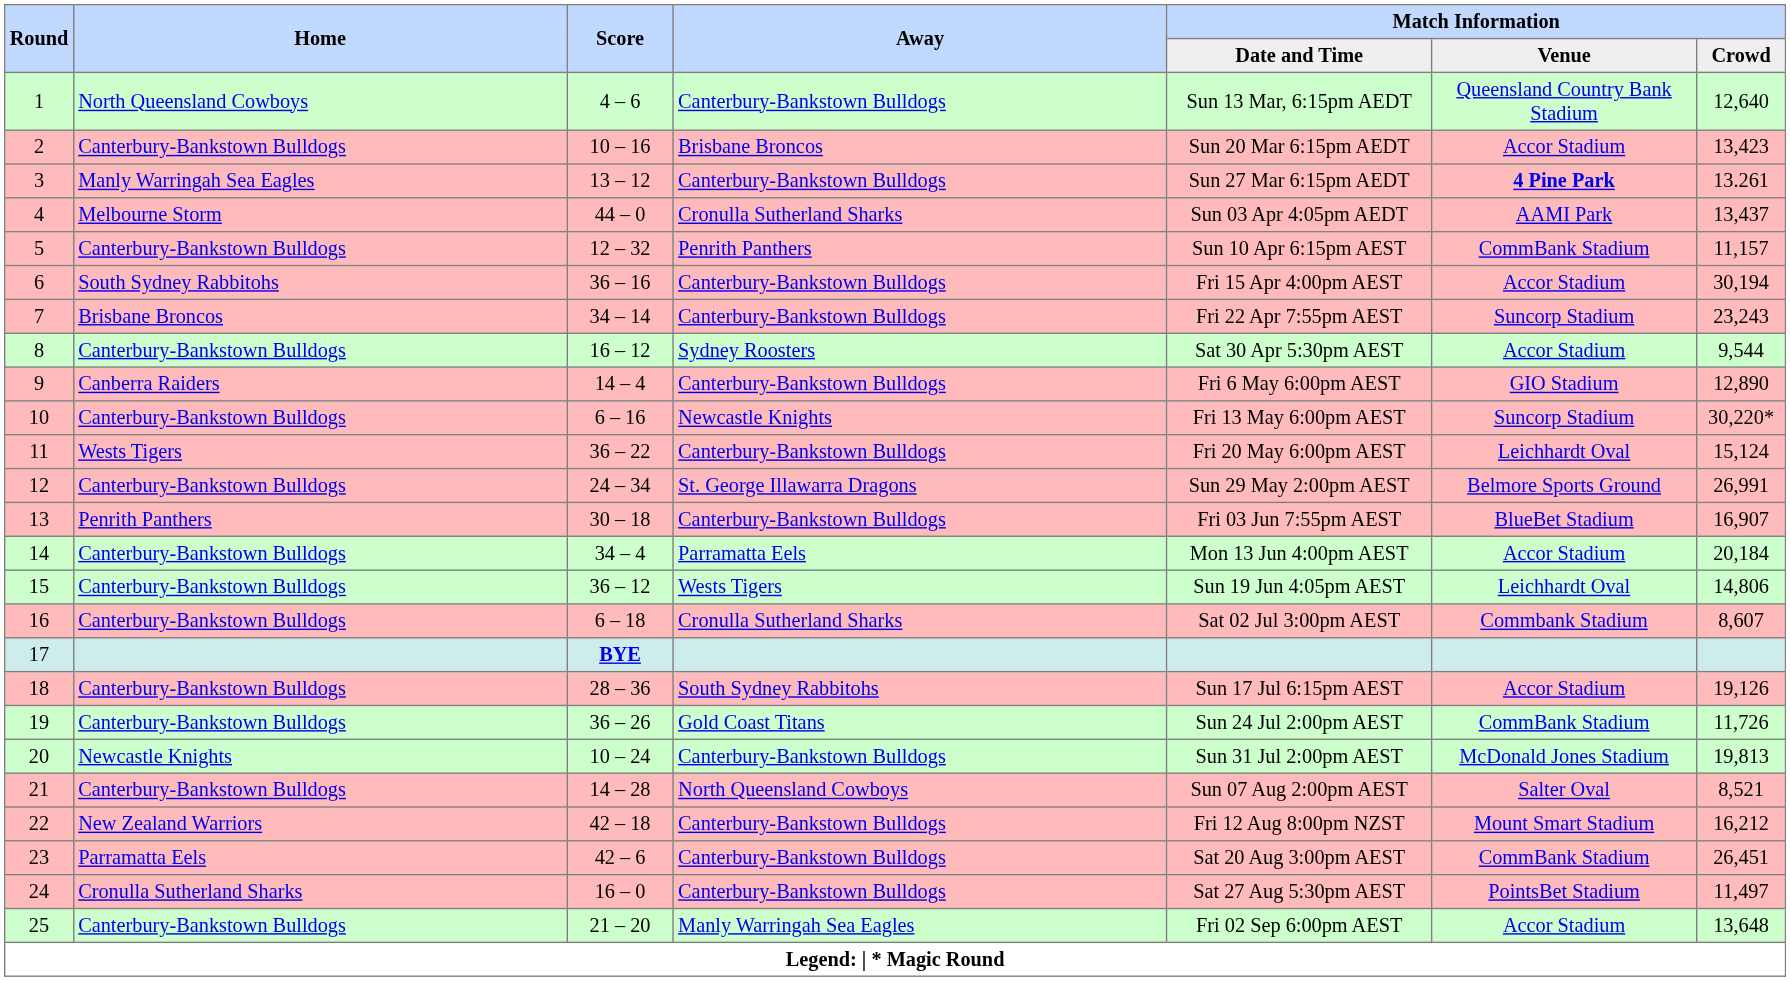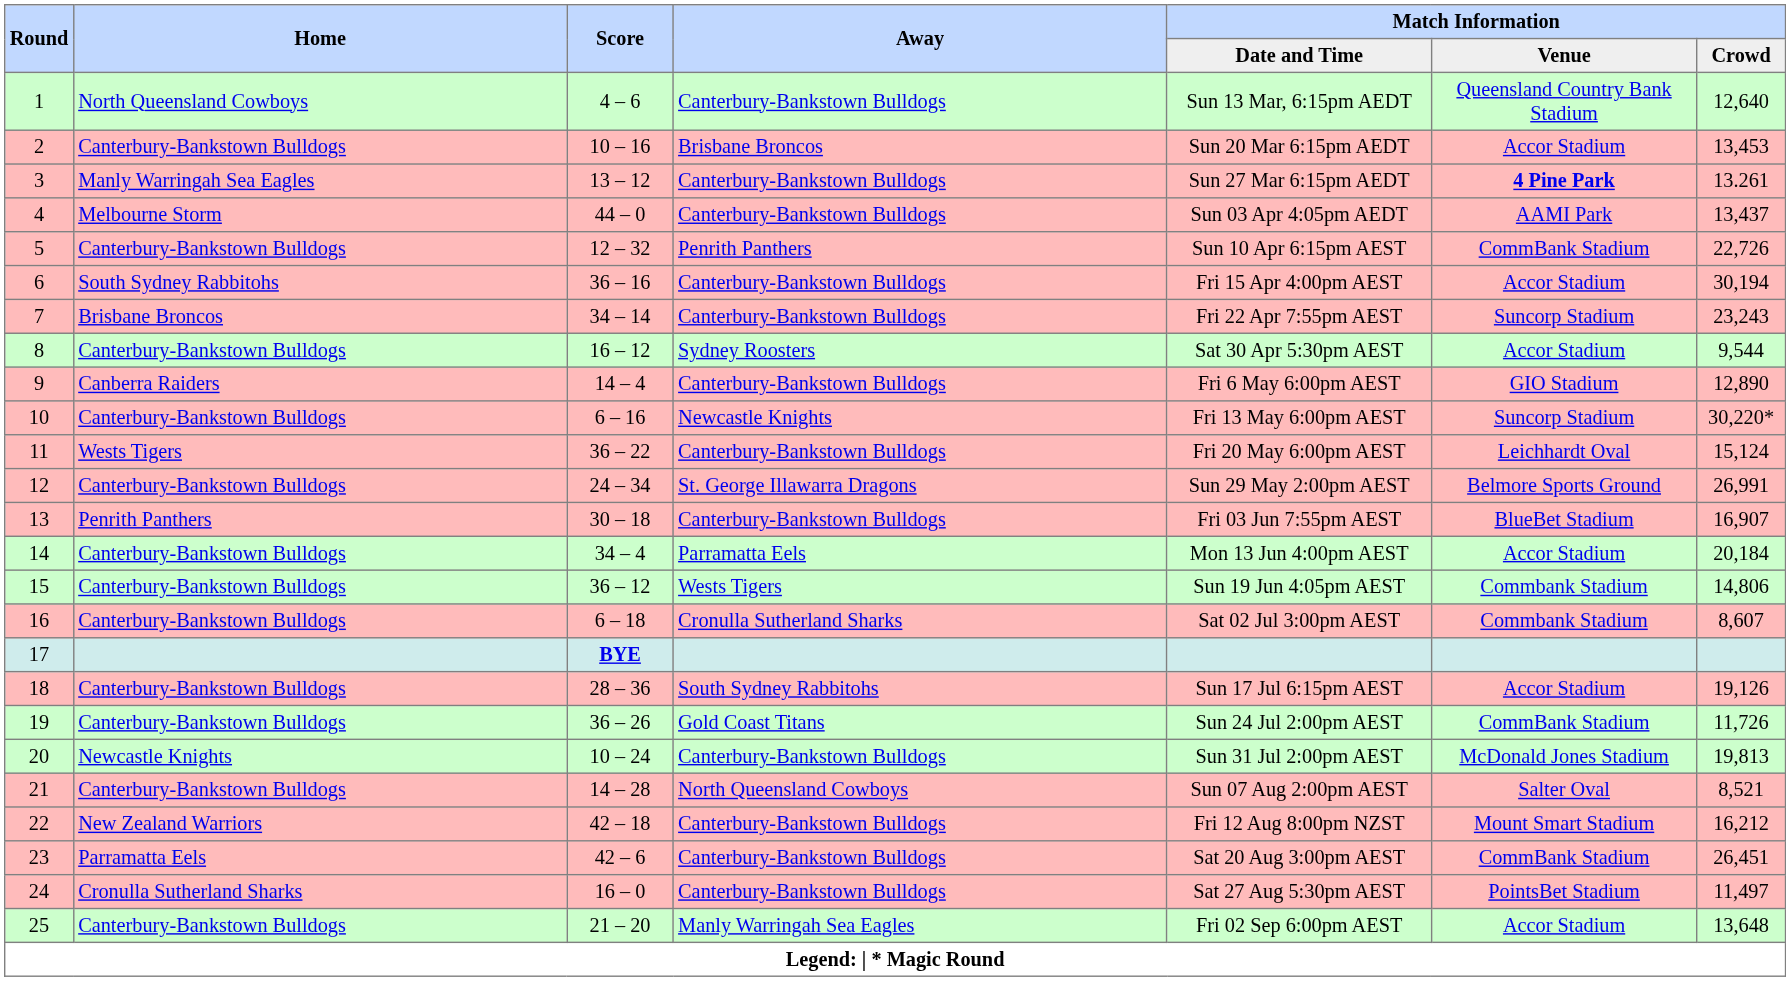(1741, 146) 13,423 -> (1741, 146) 13,453
(790, 214) Cronulla Sutherland Sharks -> (812, 214) Canterbury-Bankstown Bulldogs
(1741, 248) 11,157 -> (1741, 248) 22,726
(1564, 586) Leichhardt Oval -> (1564, 586) Commbank Stadium
